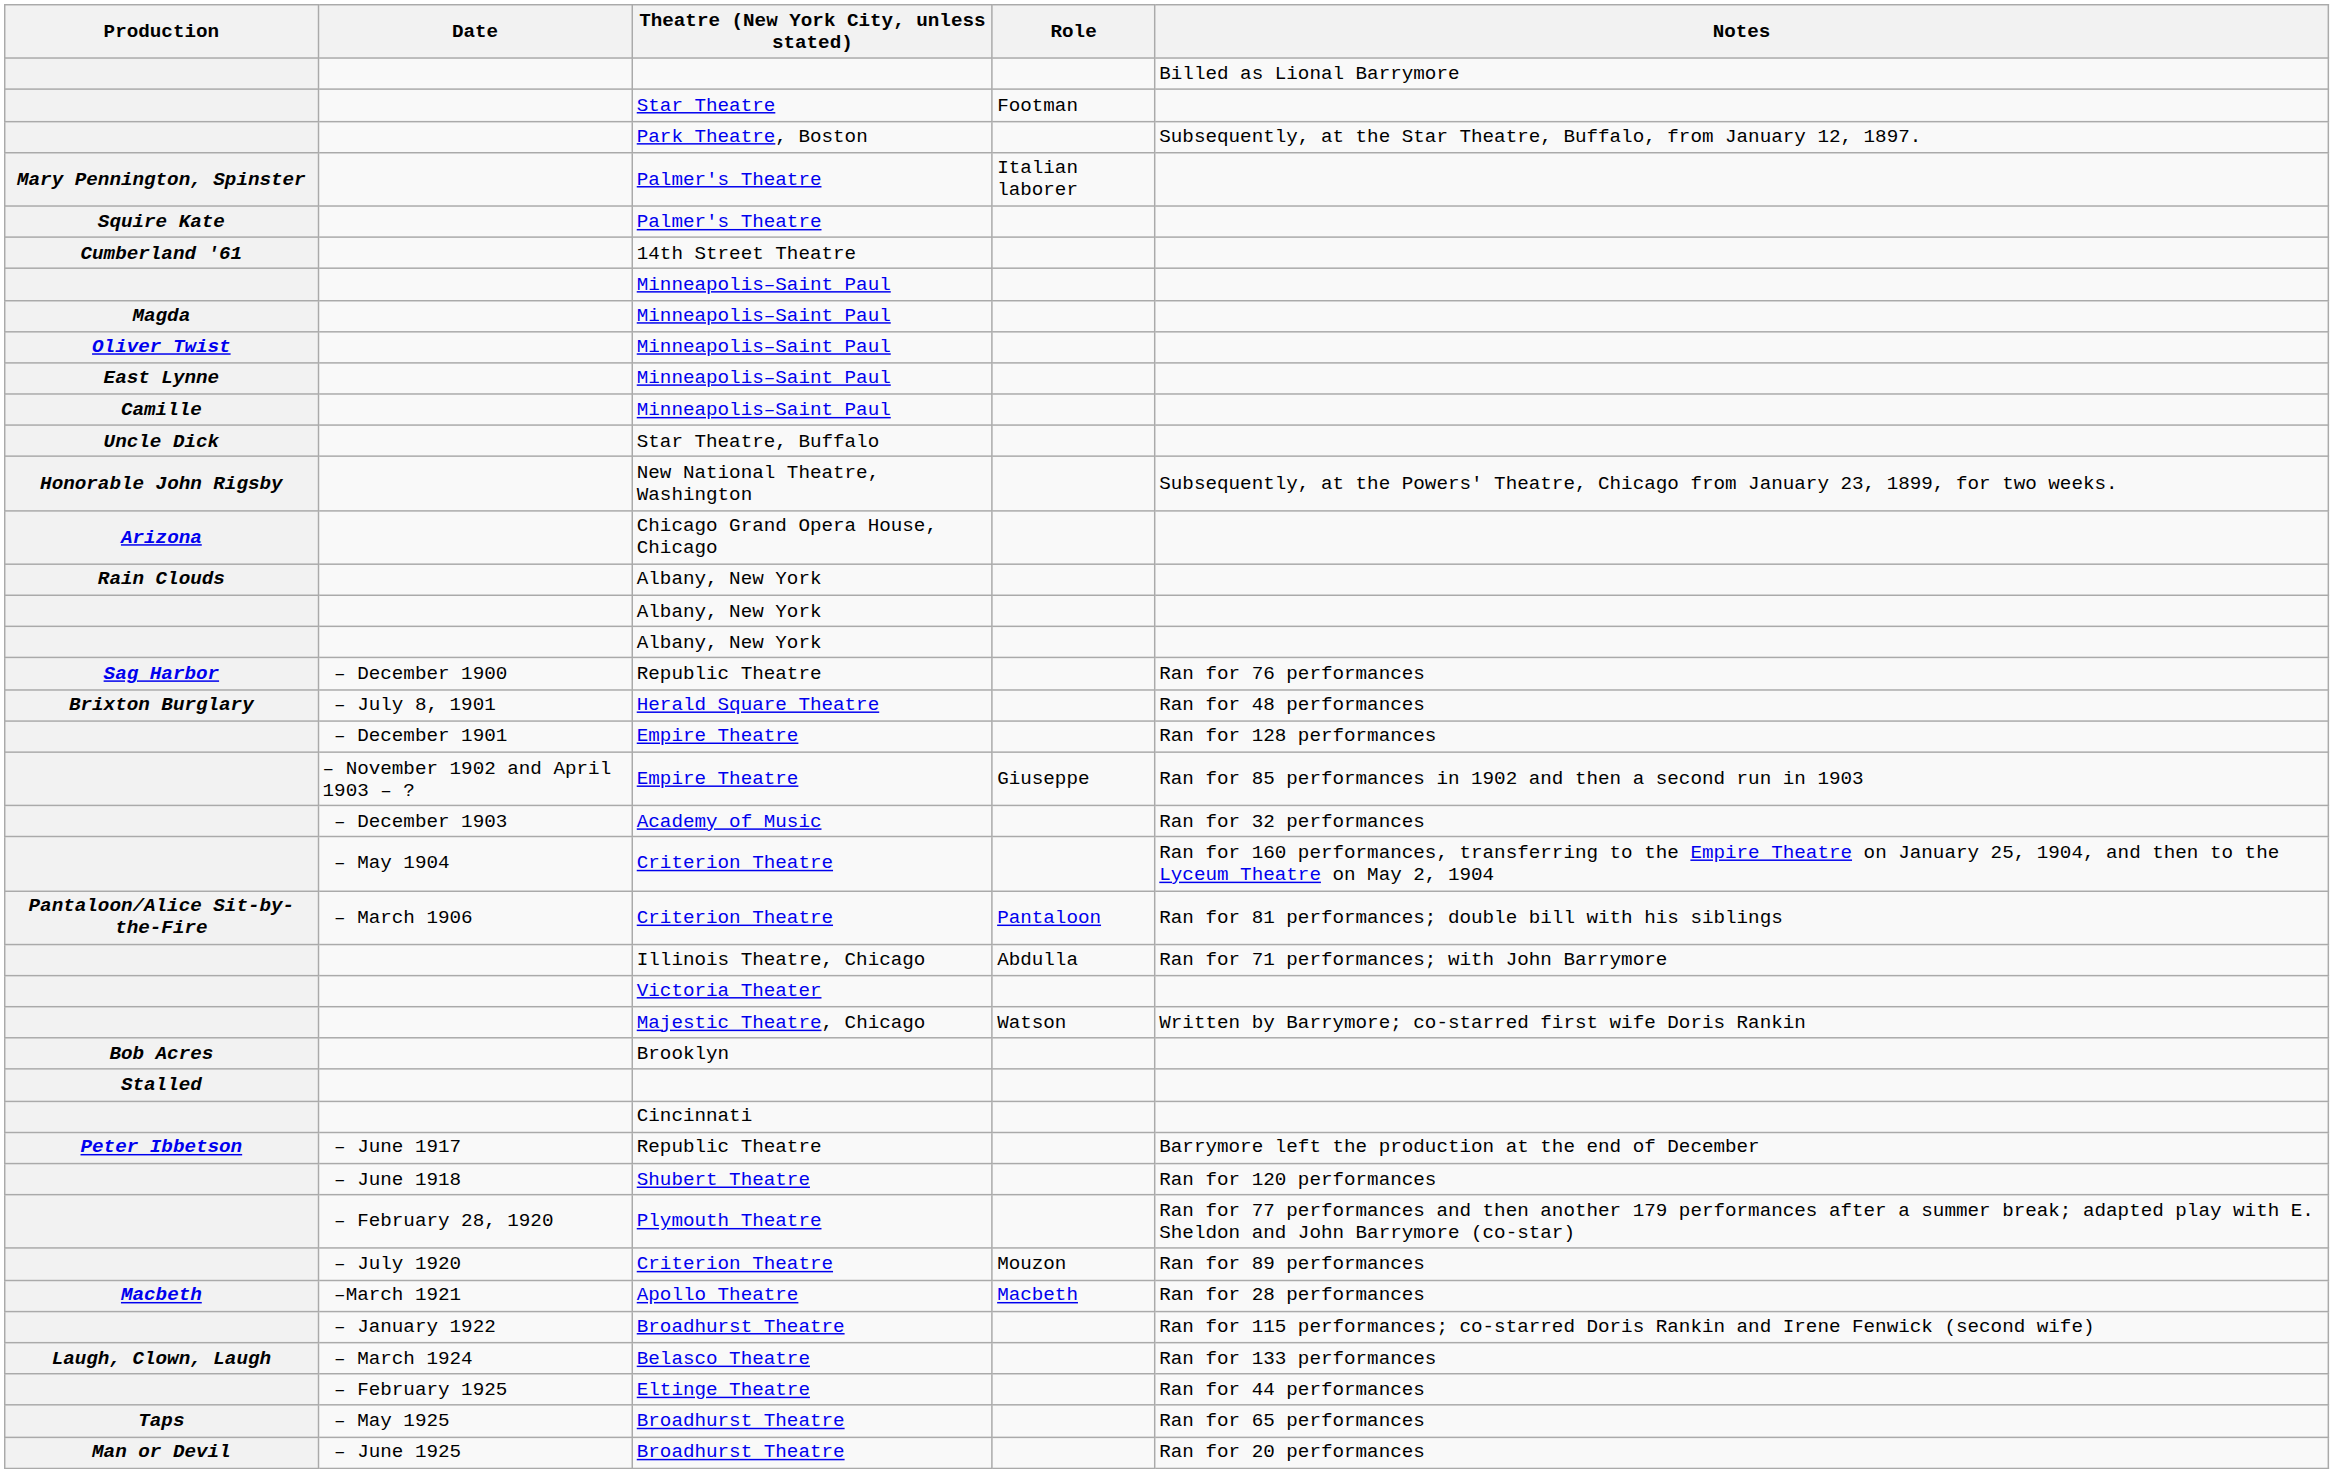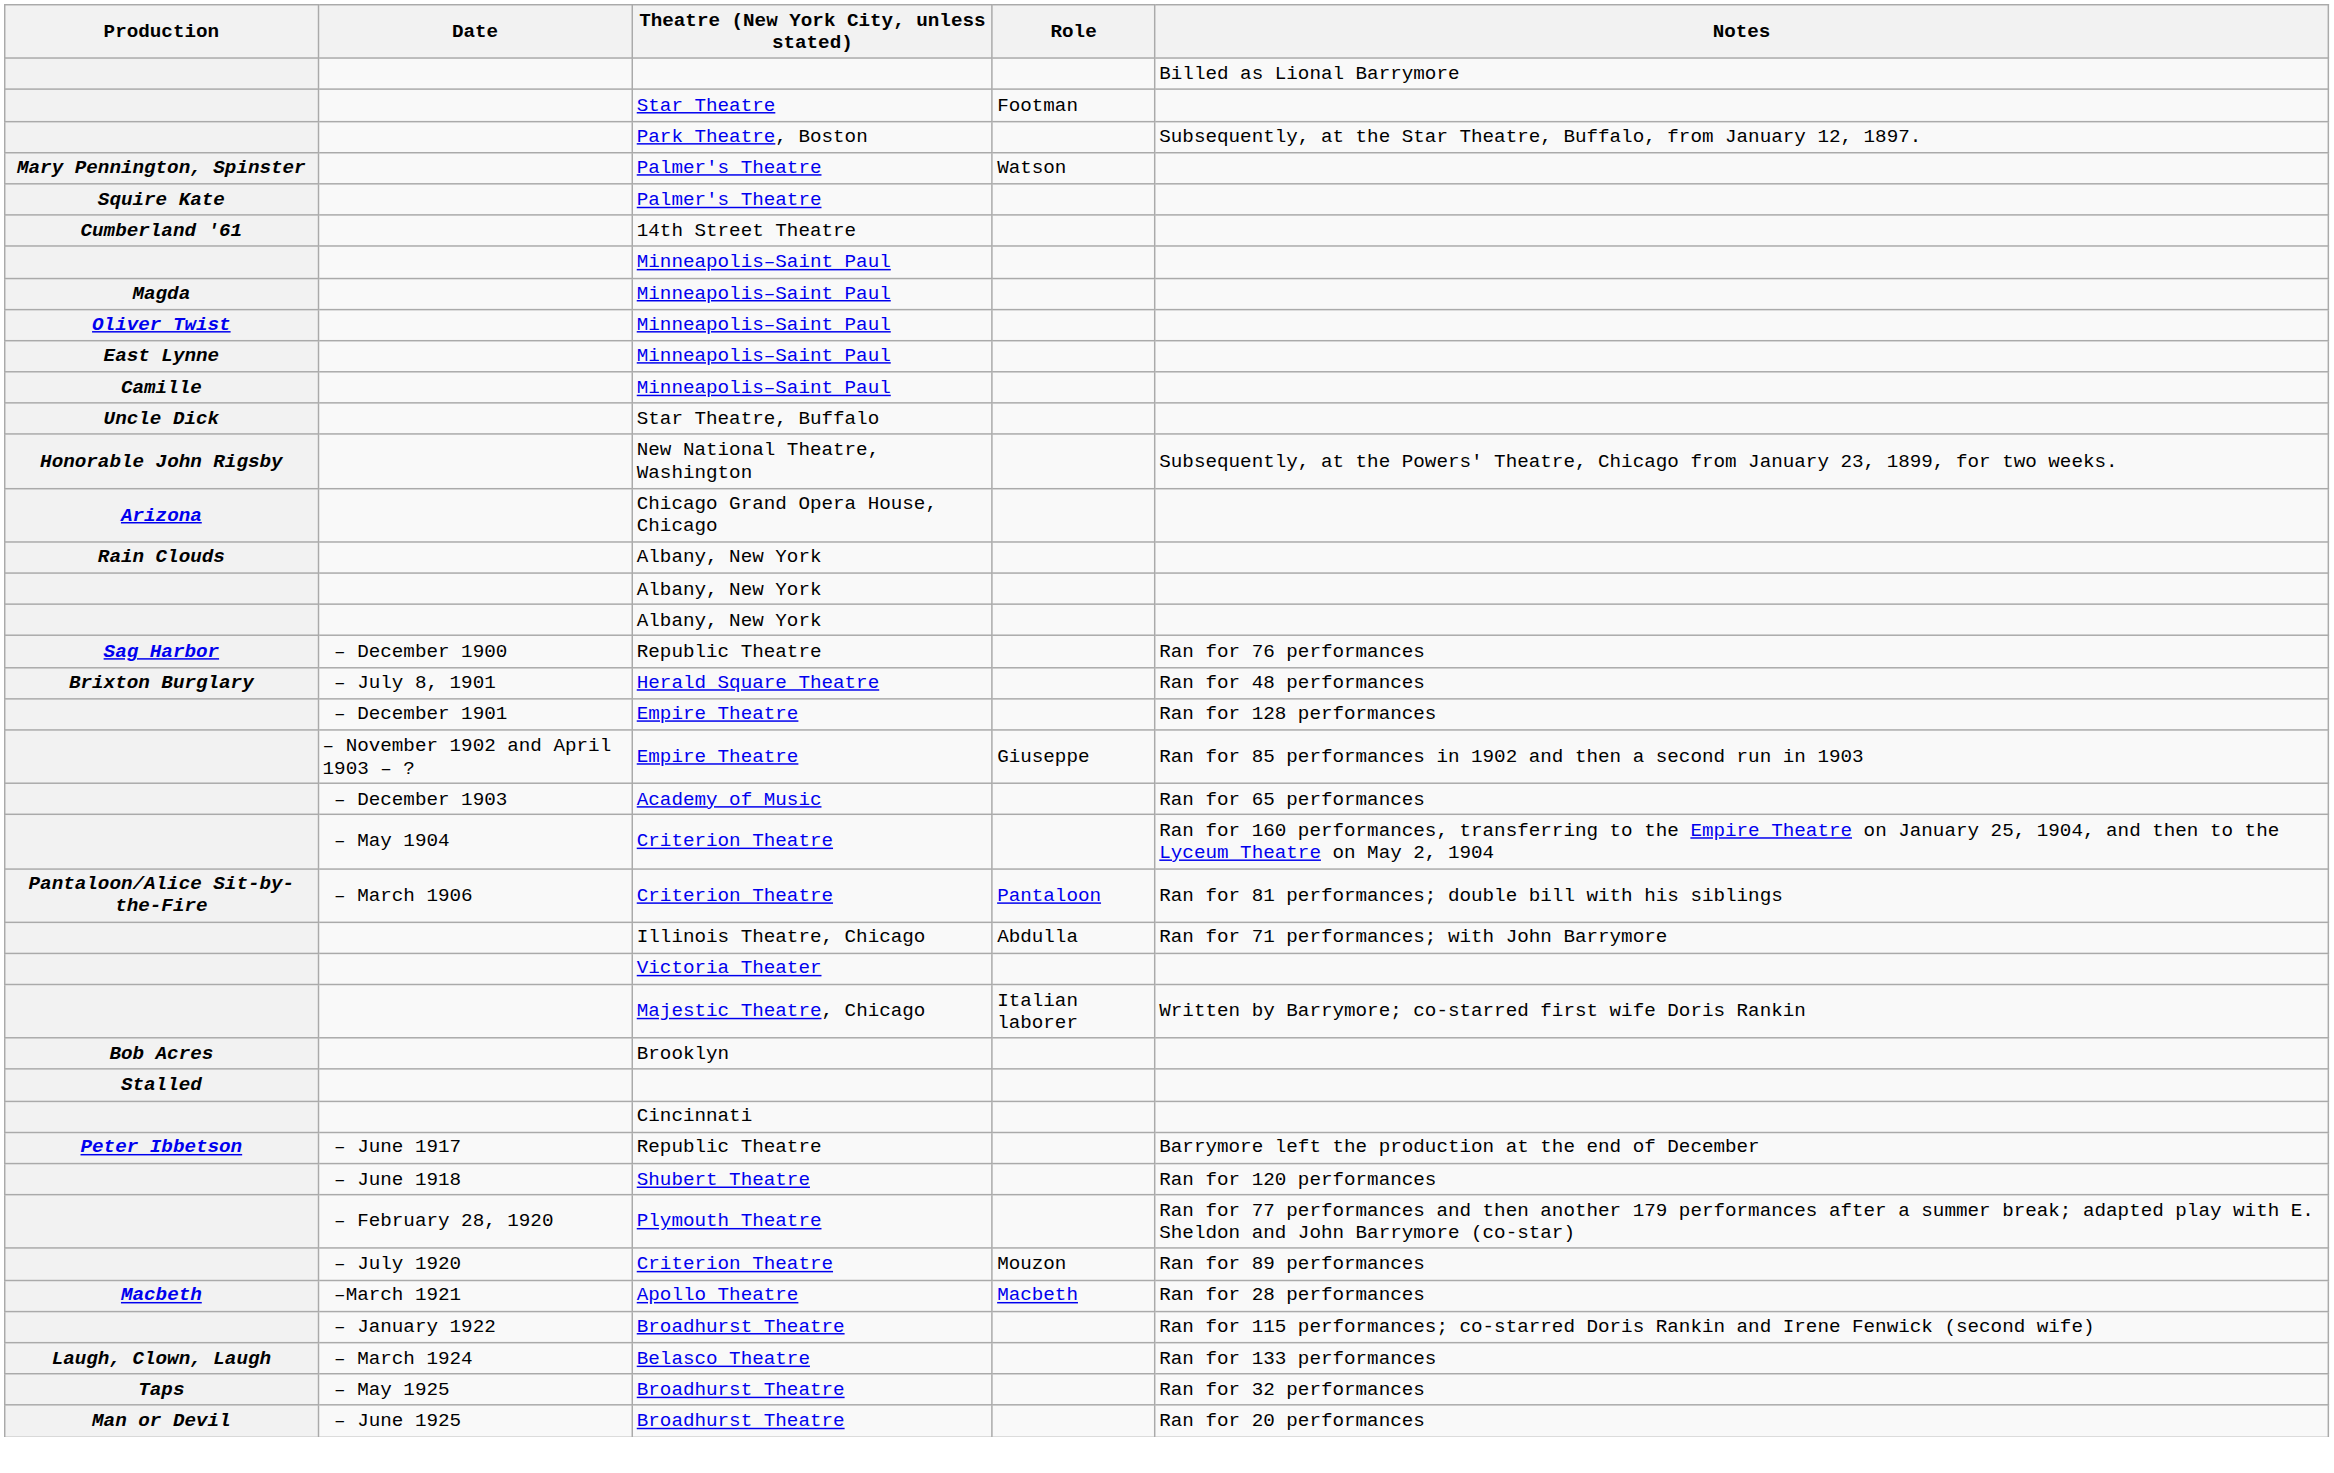(1038, 179) Italian laborer -> (1032, 168) Watson
(1292, 821) Ran for 32 performances -> (1292, 799) Ran for 65 performances
(1032, 1022) Watson -> (1038, 1011) Italian laborer
- row: (161, 1390)
(1292, 1421) Ran for 65 performances -> (1292, 1390) Ran for 32 performances
